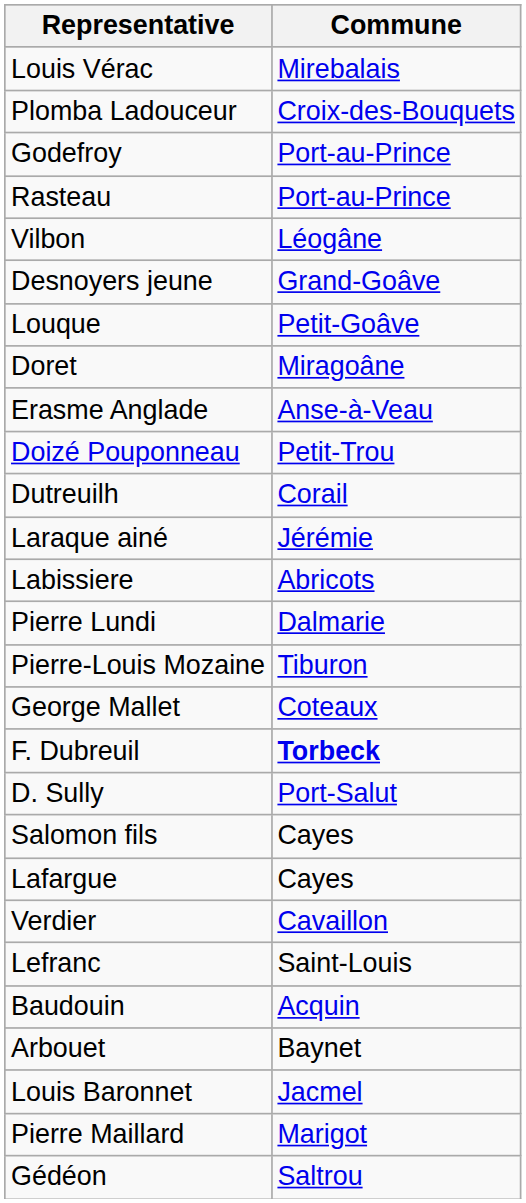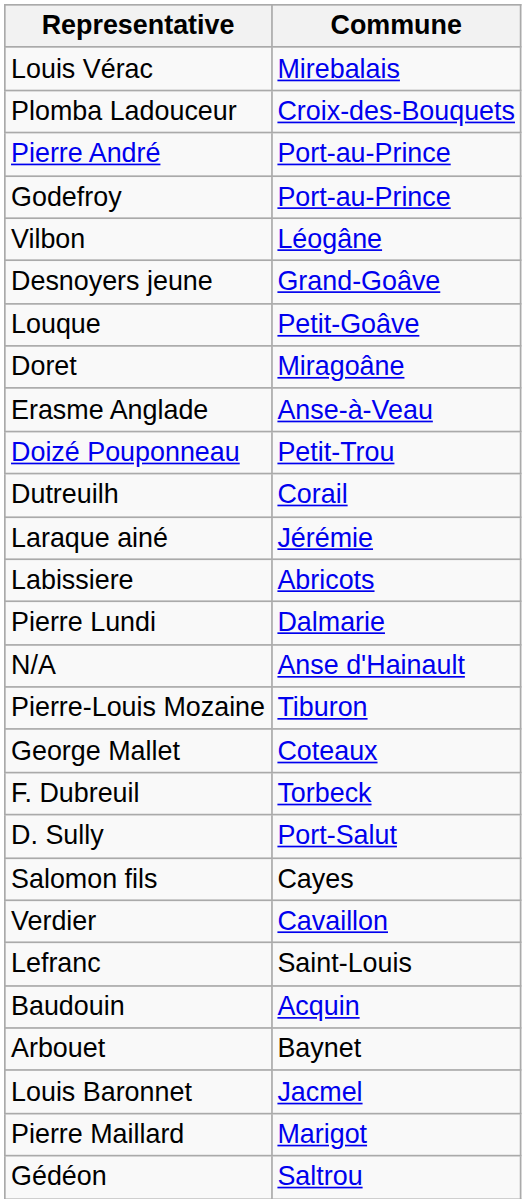+ row: (86, 153)
- row: (61, 196)
+ row: (33, 665)
(329, 750) bold -> (324, 793) normal
- row: (64, 878)
